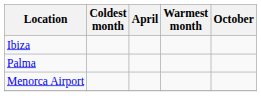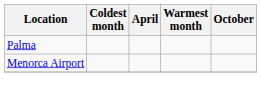- row: (19, 44)
